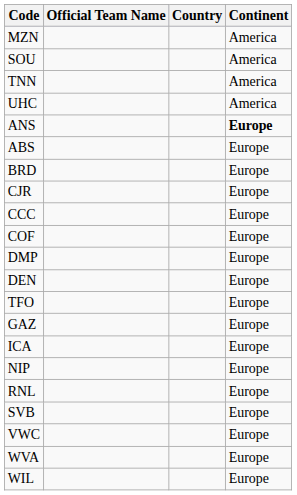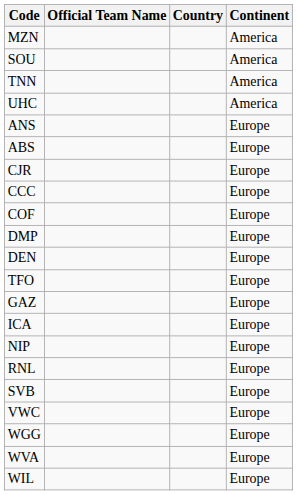(251, 125) bold -> (250, 125) normal
- row: (22, 170)
+ row: (24, 434)
